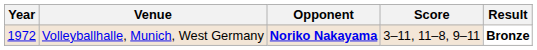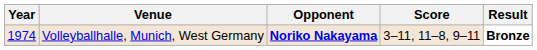(22, 35) 1972 -> (22, 35) 1974
